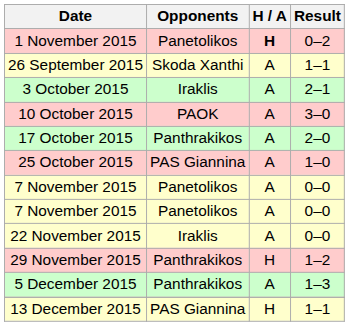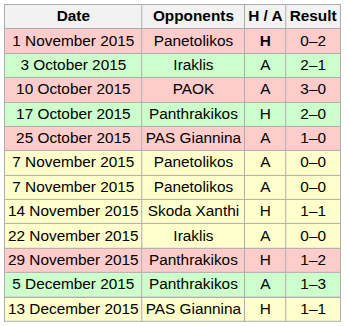- row: (75, 65)
(270, 138) A -> (265, 114) H
+ row: (73, 211)
